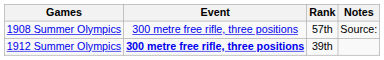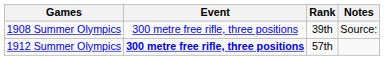(322, 30) 57th -> (322, 30) 39th
(322, 47) 39th -> (322, 47) 57th
